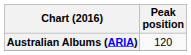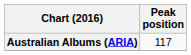(163, 42) 120 -> (163, 42) 117
